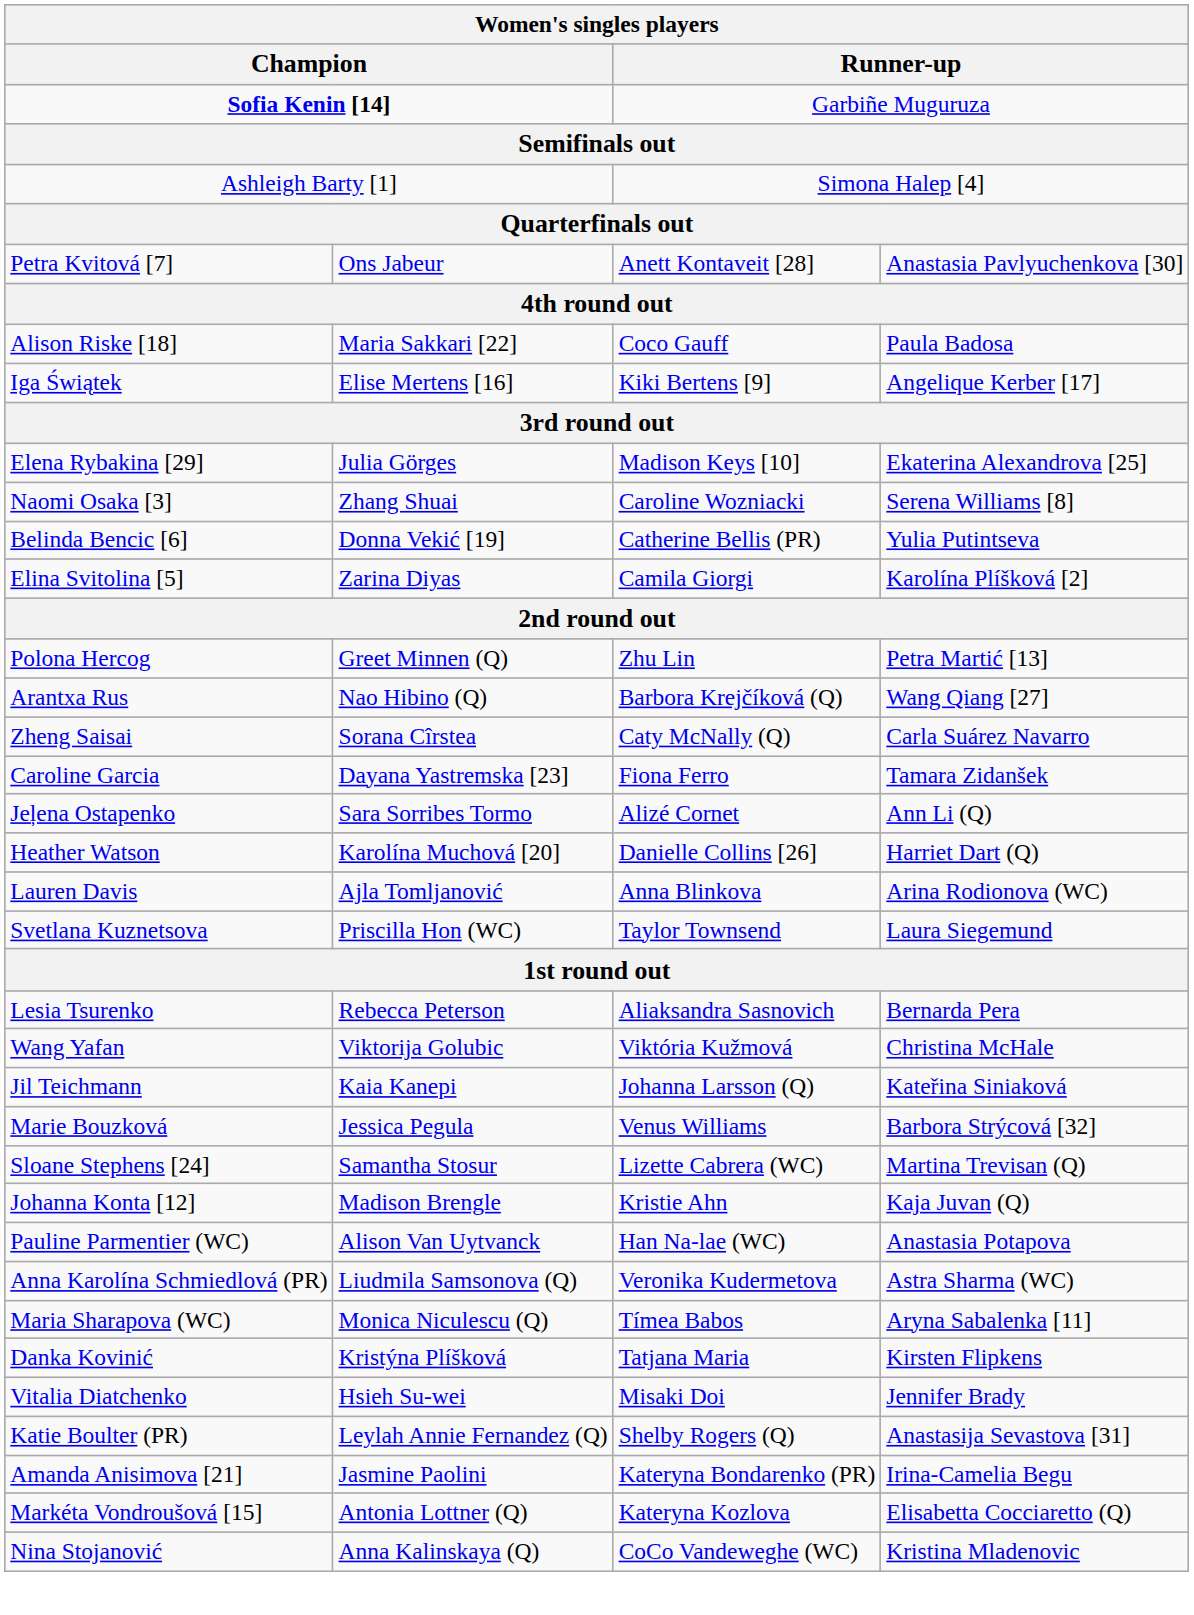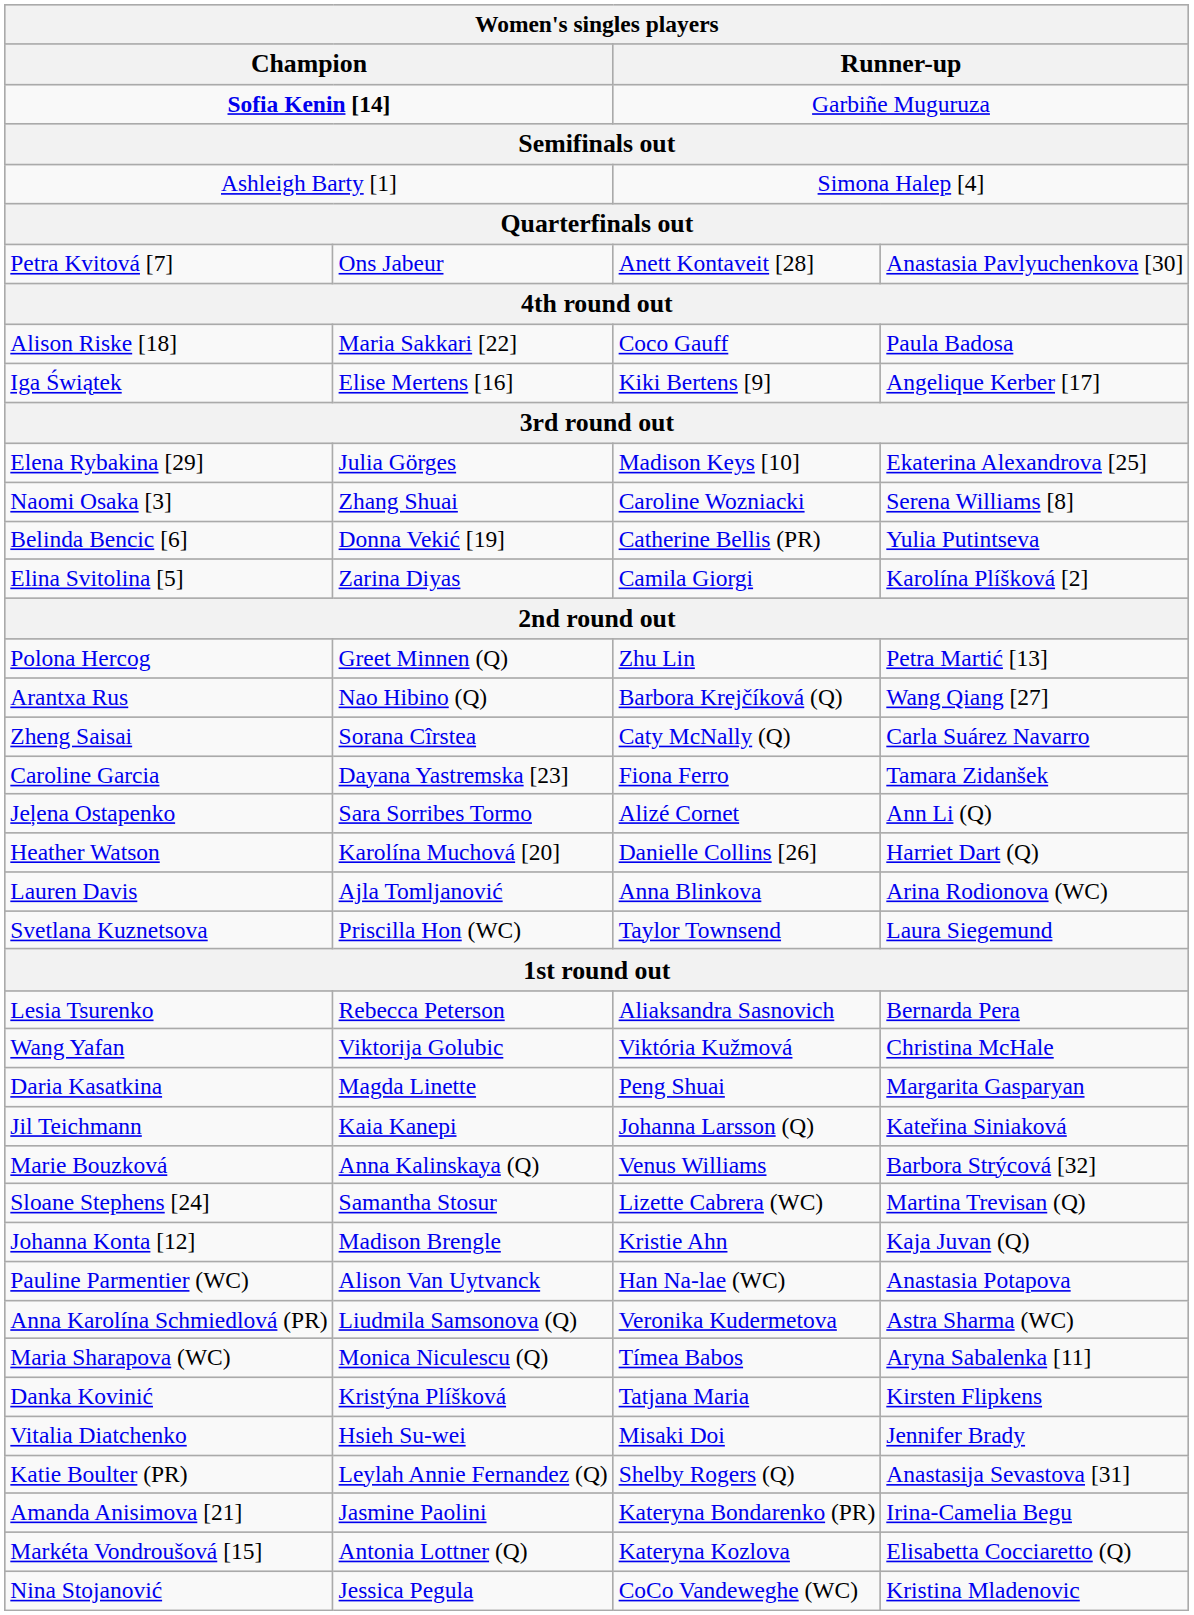+ row: (86, 1087)
(406, 1126) Jessica Pegula -> (439, 1164) Anna Kalinskaya (Q)
(439, 1551) Anna Kalinskaya (Q) -> (406, 1590) Jessica Pegula
